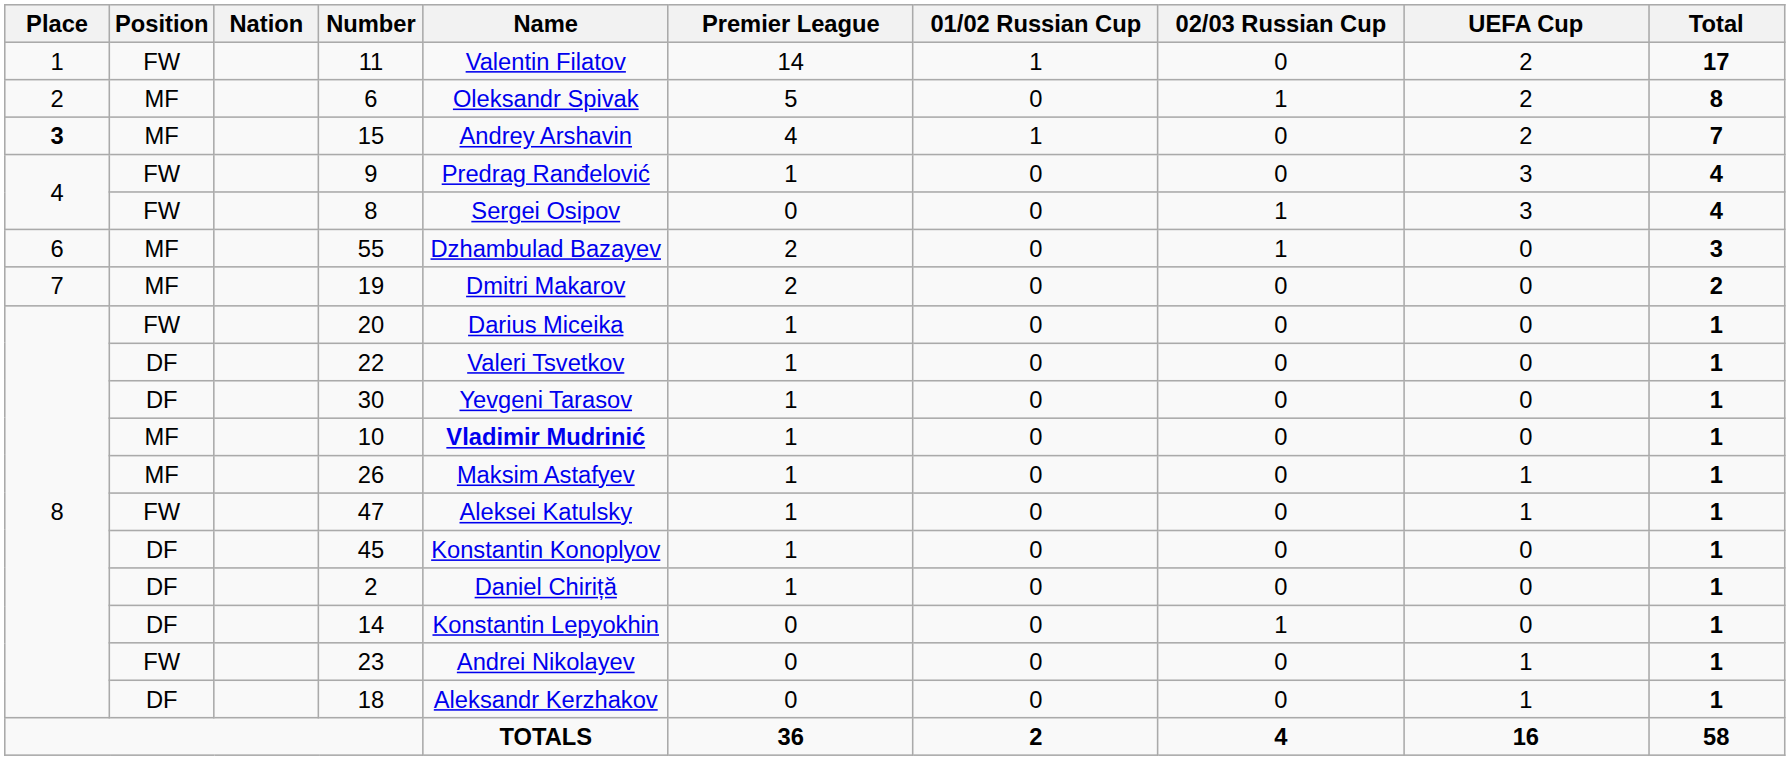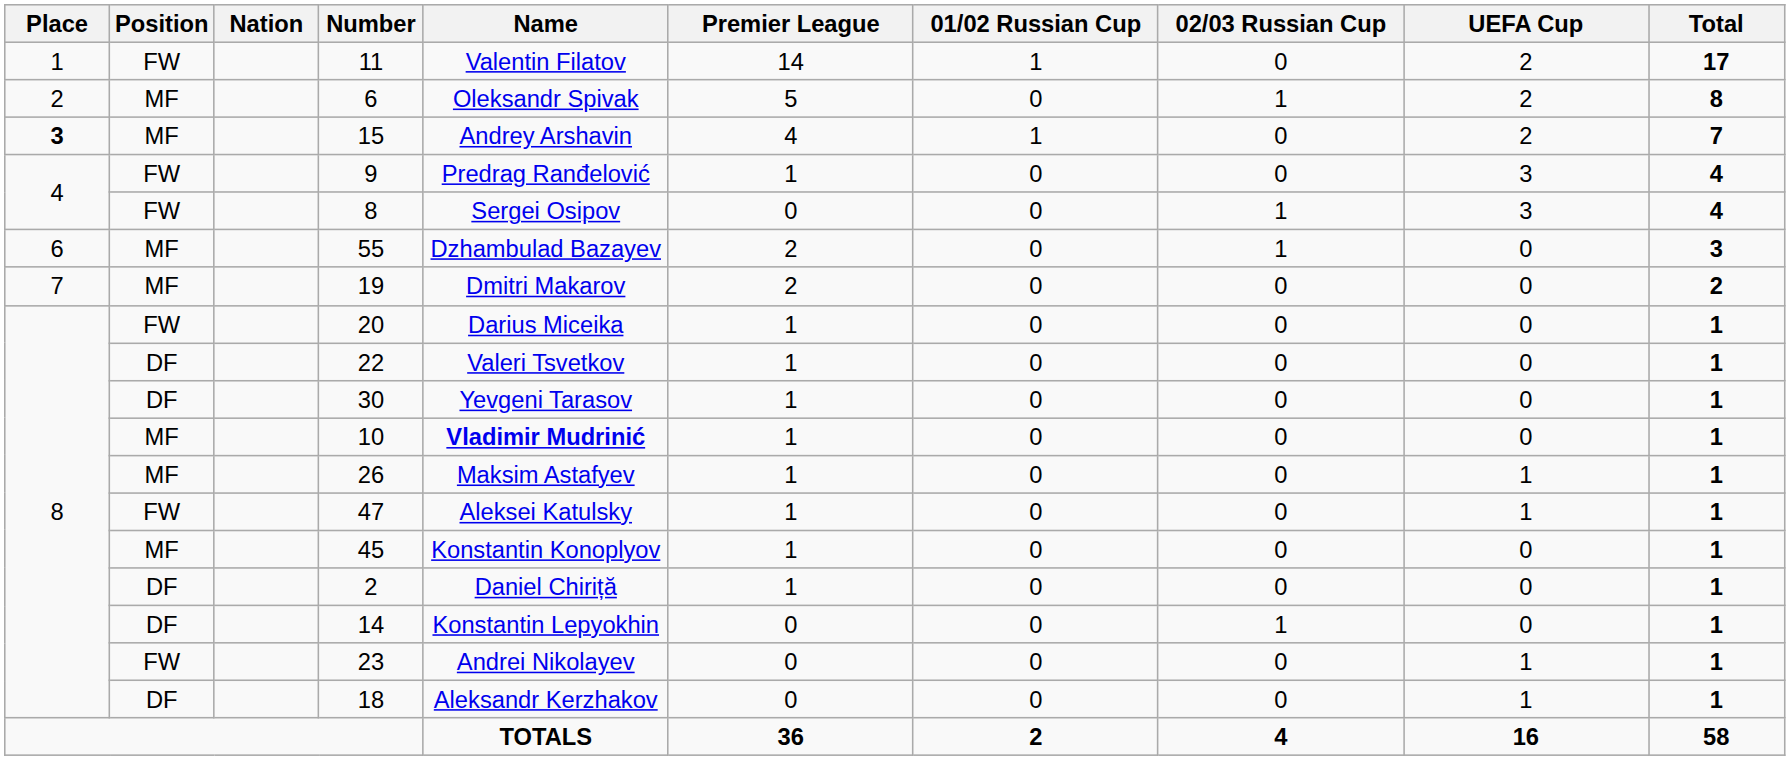(162, 549) DF -> (162, 549) MF
